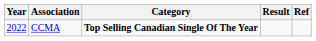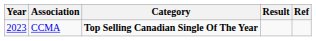(17, 28) 2022 -> (17, 28) 2023
